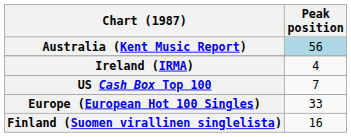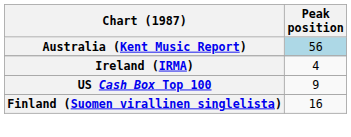(316, 85) 7 -> (316, 85) 9
- row: (145, 104)
